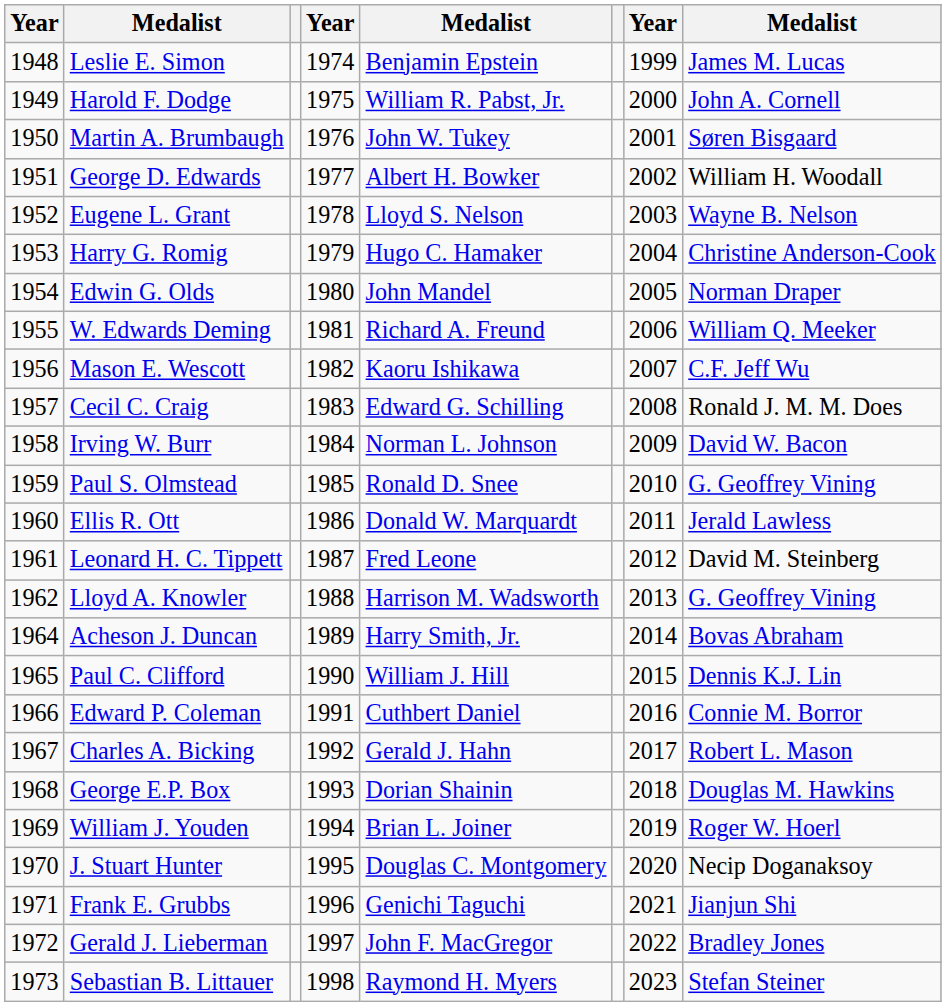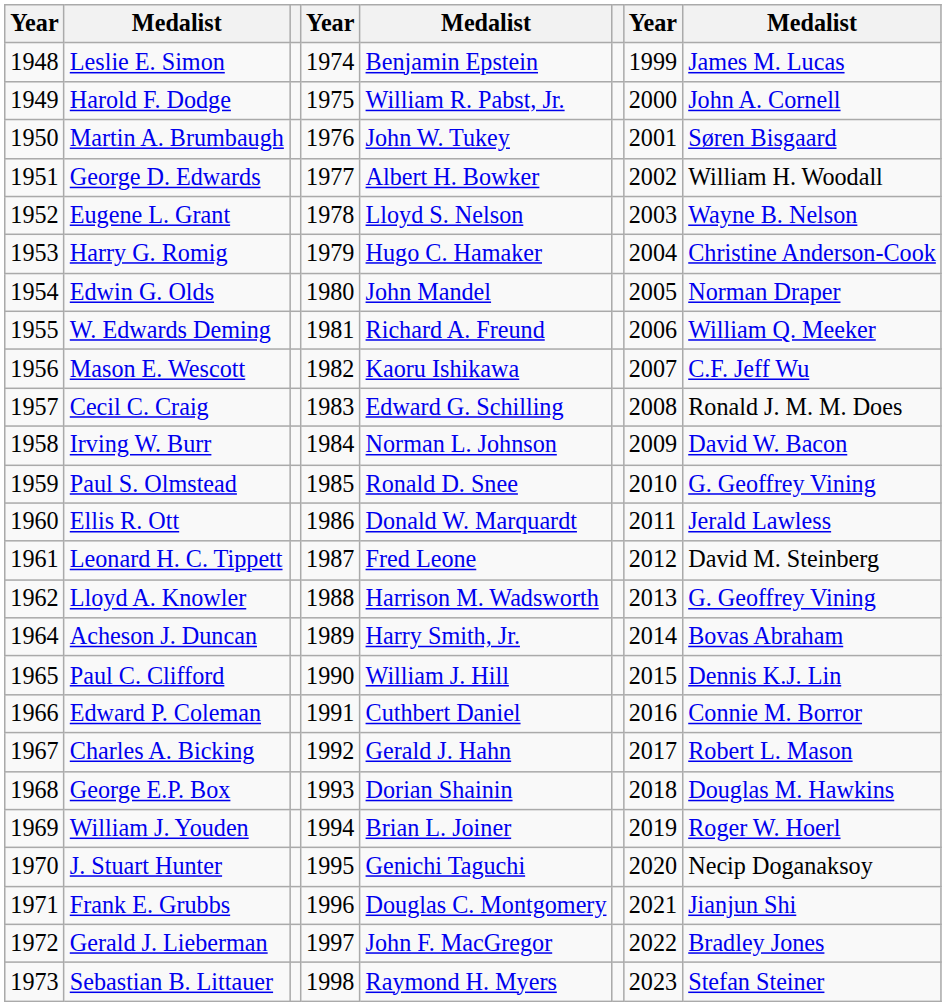(486, 866) Douglas C. Montgomery -> (445, 866) Genichi Taguchi
(445, 904) Genichi Taguchi -> (486, 904) Douglas C. Montgomery
